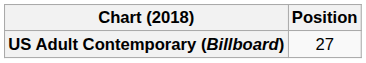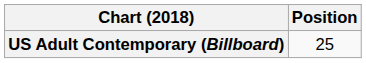(325, 44) 27 -> (325, 44) 25
